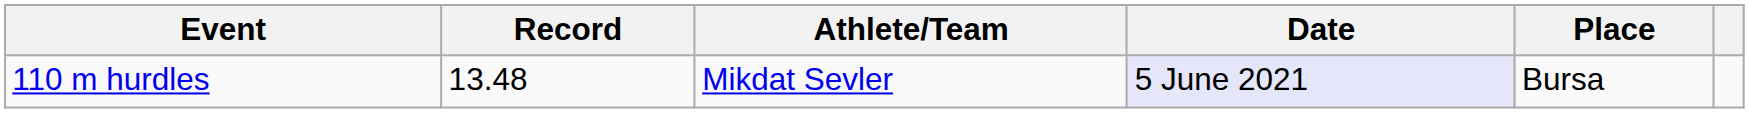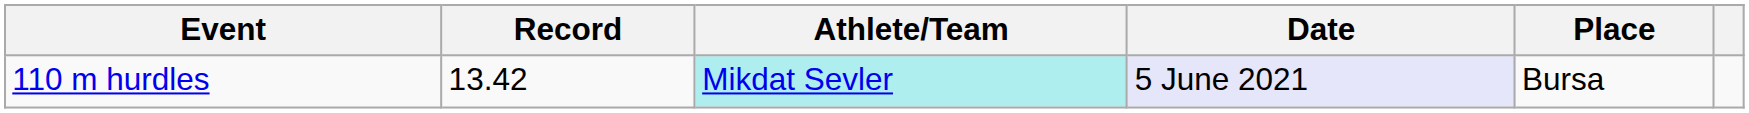(488, 80) 13.48 -> (488, 80) 13.42
(798, 80) no background -> (798, 80) paleturquoise background
